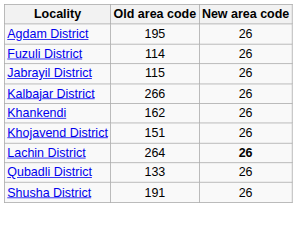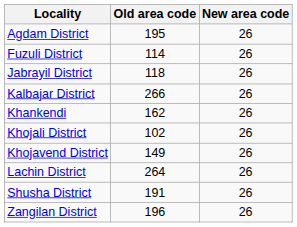(155, 73) 115 -> (155, 73) 118
+ row: (47, 133)
(155, 133) 151 -> (155, 152) 149
(246, 152) bold -> (246, 172) normal
- row: (50, 172)
+ row: (52, 212)
